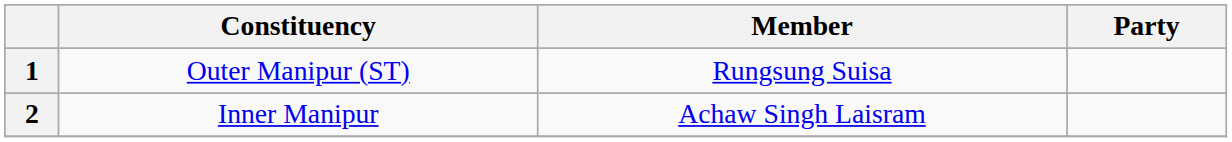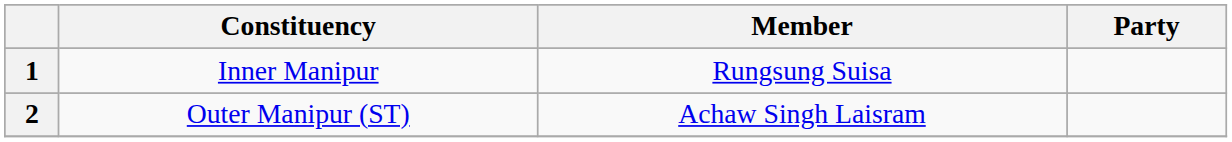(298, 70) Outer Manipur (ST) -> (298, 70) Inner Manipur
(298, 114) Inner Manipur -> (298, 114) Outer Manipur (ST)
